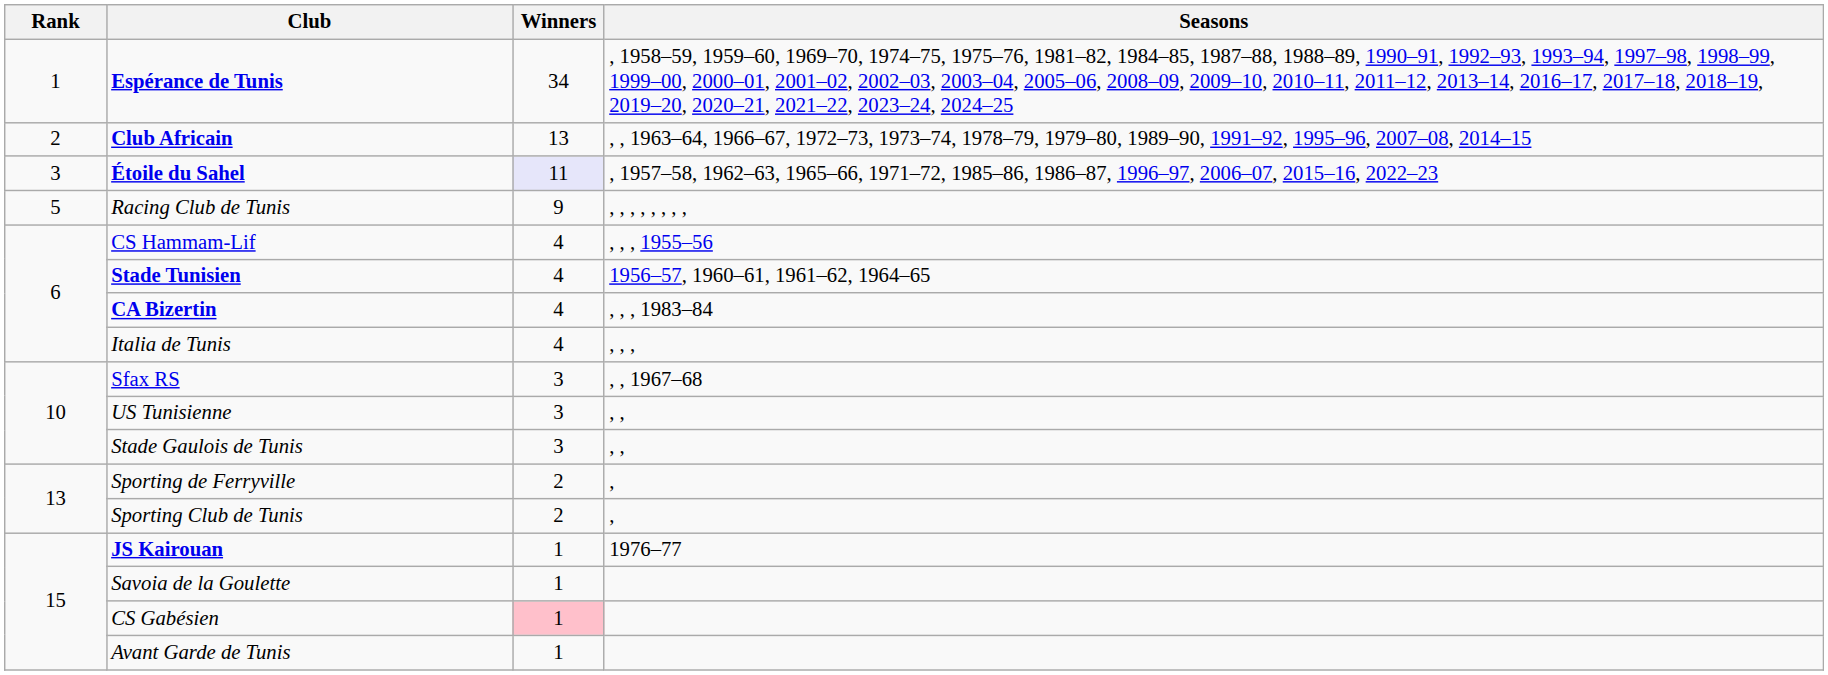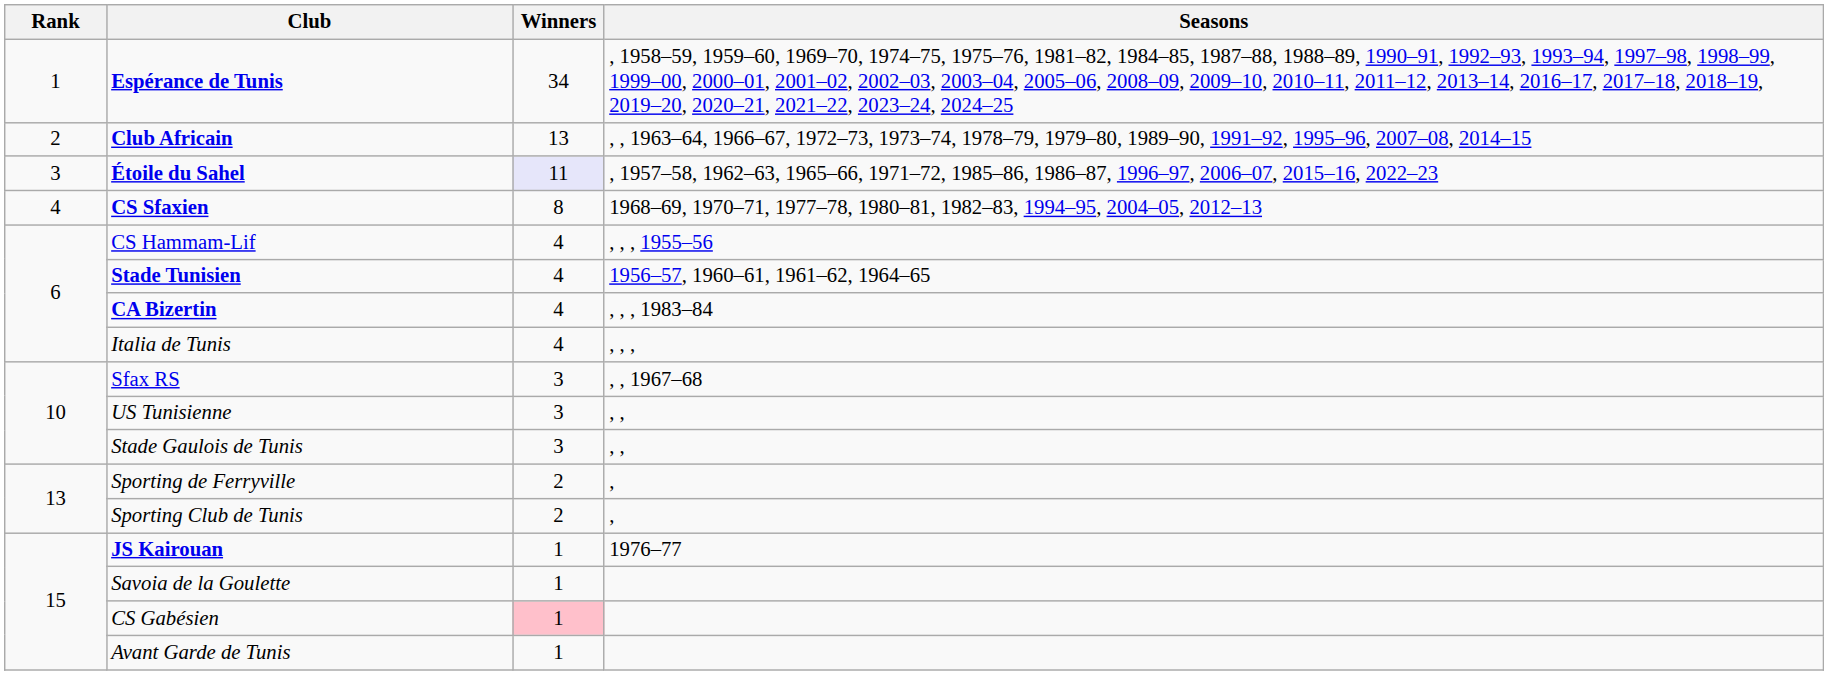- row: (201, 207)
+ row: (160, 207)
